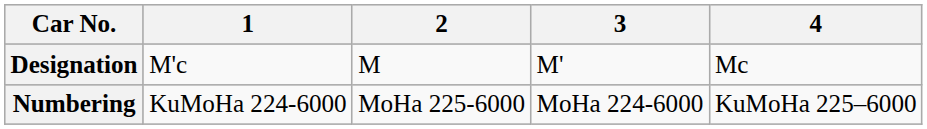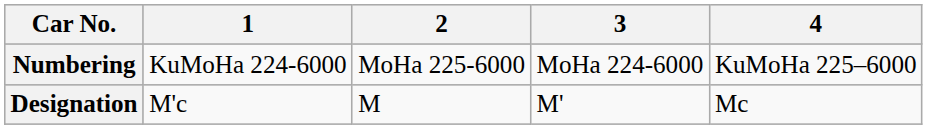rows swapped: (74, 64) <-> (74, 104)
